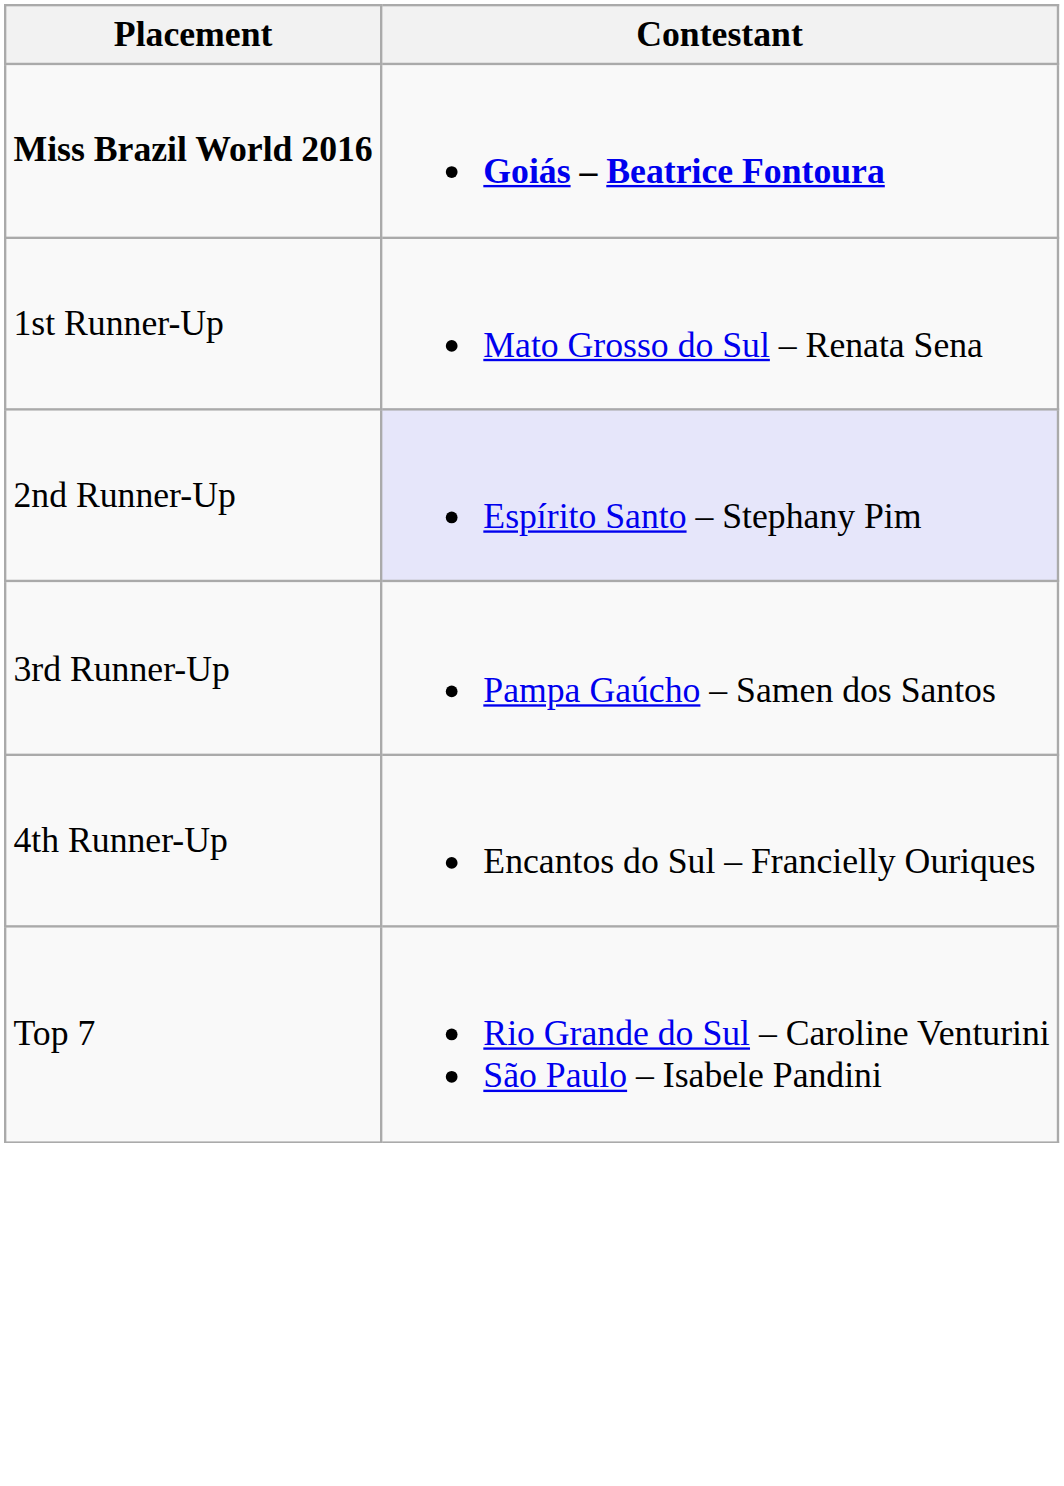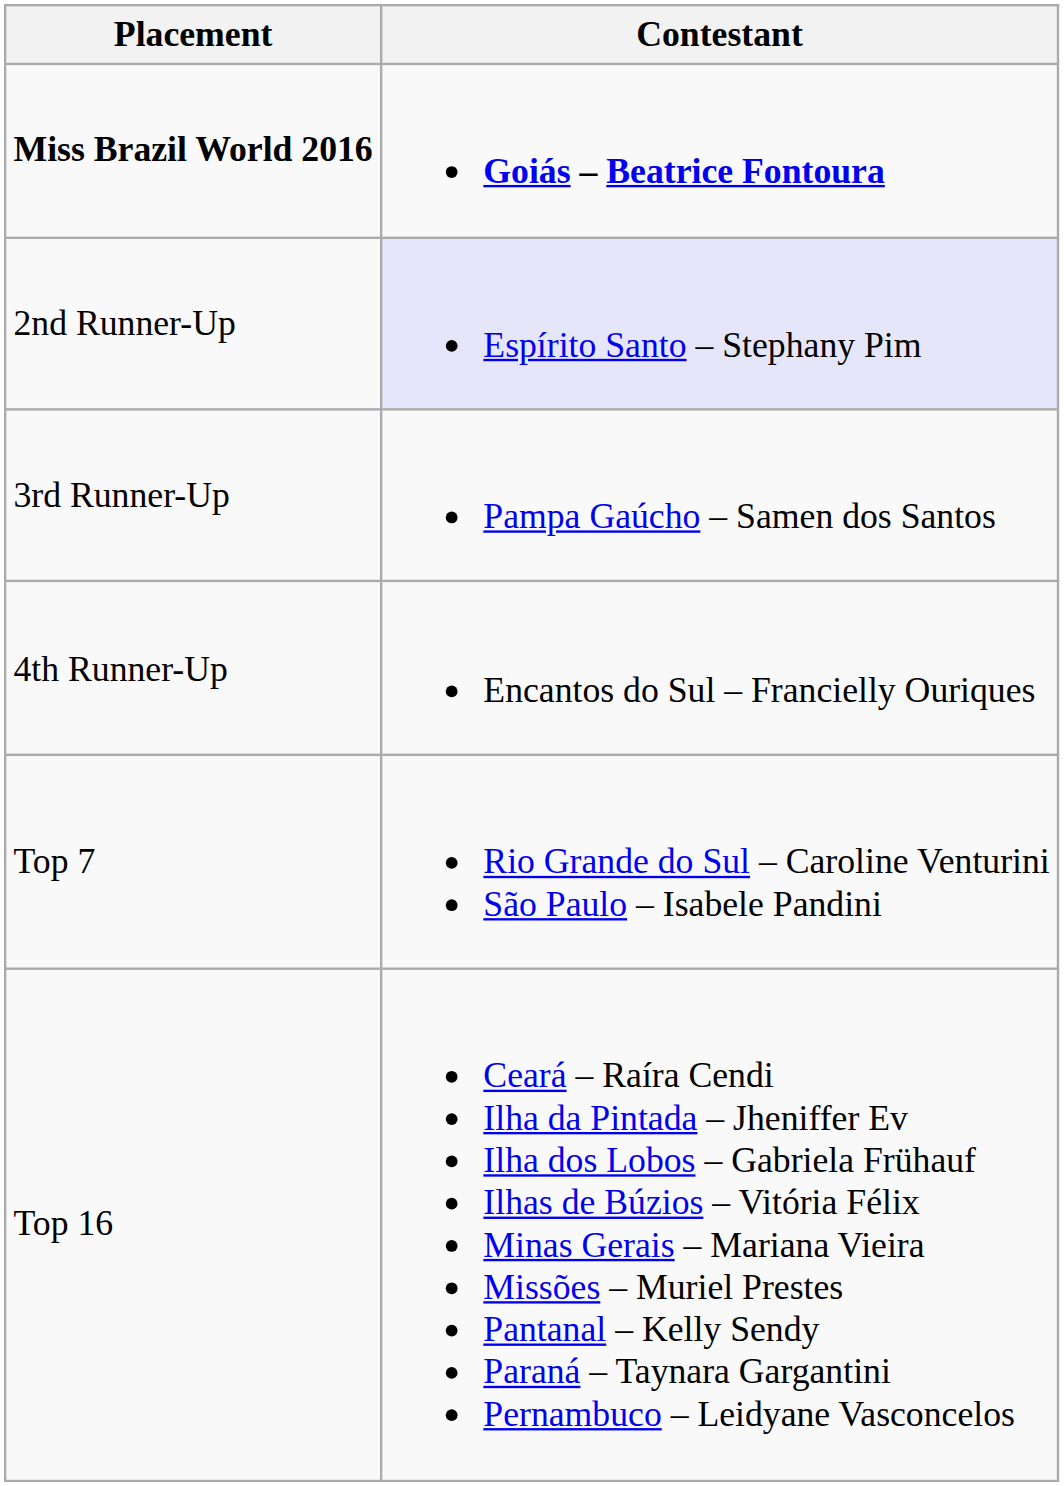- row: (119, 322)
+ row: (63, 1224)
